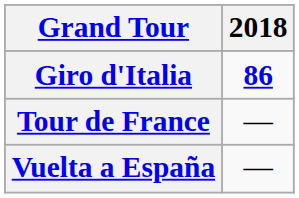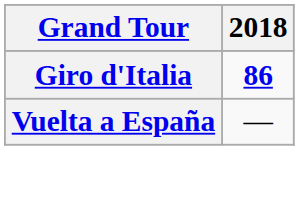- row: (113, 121)
